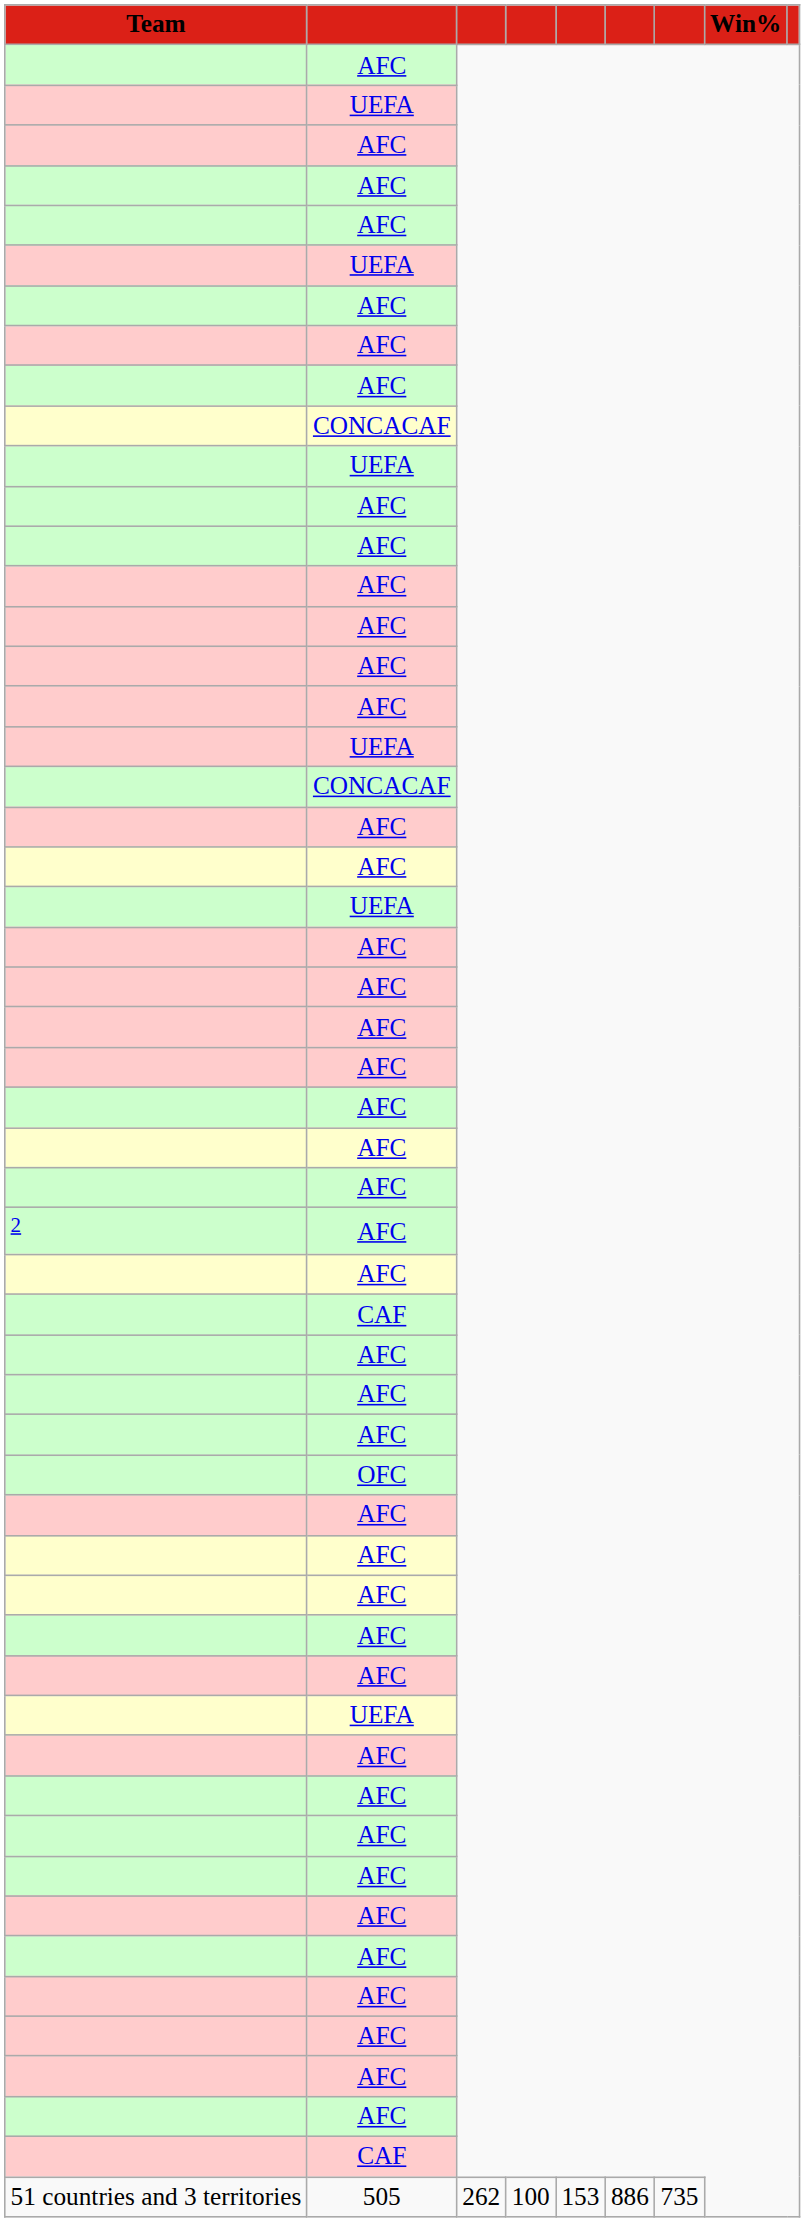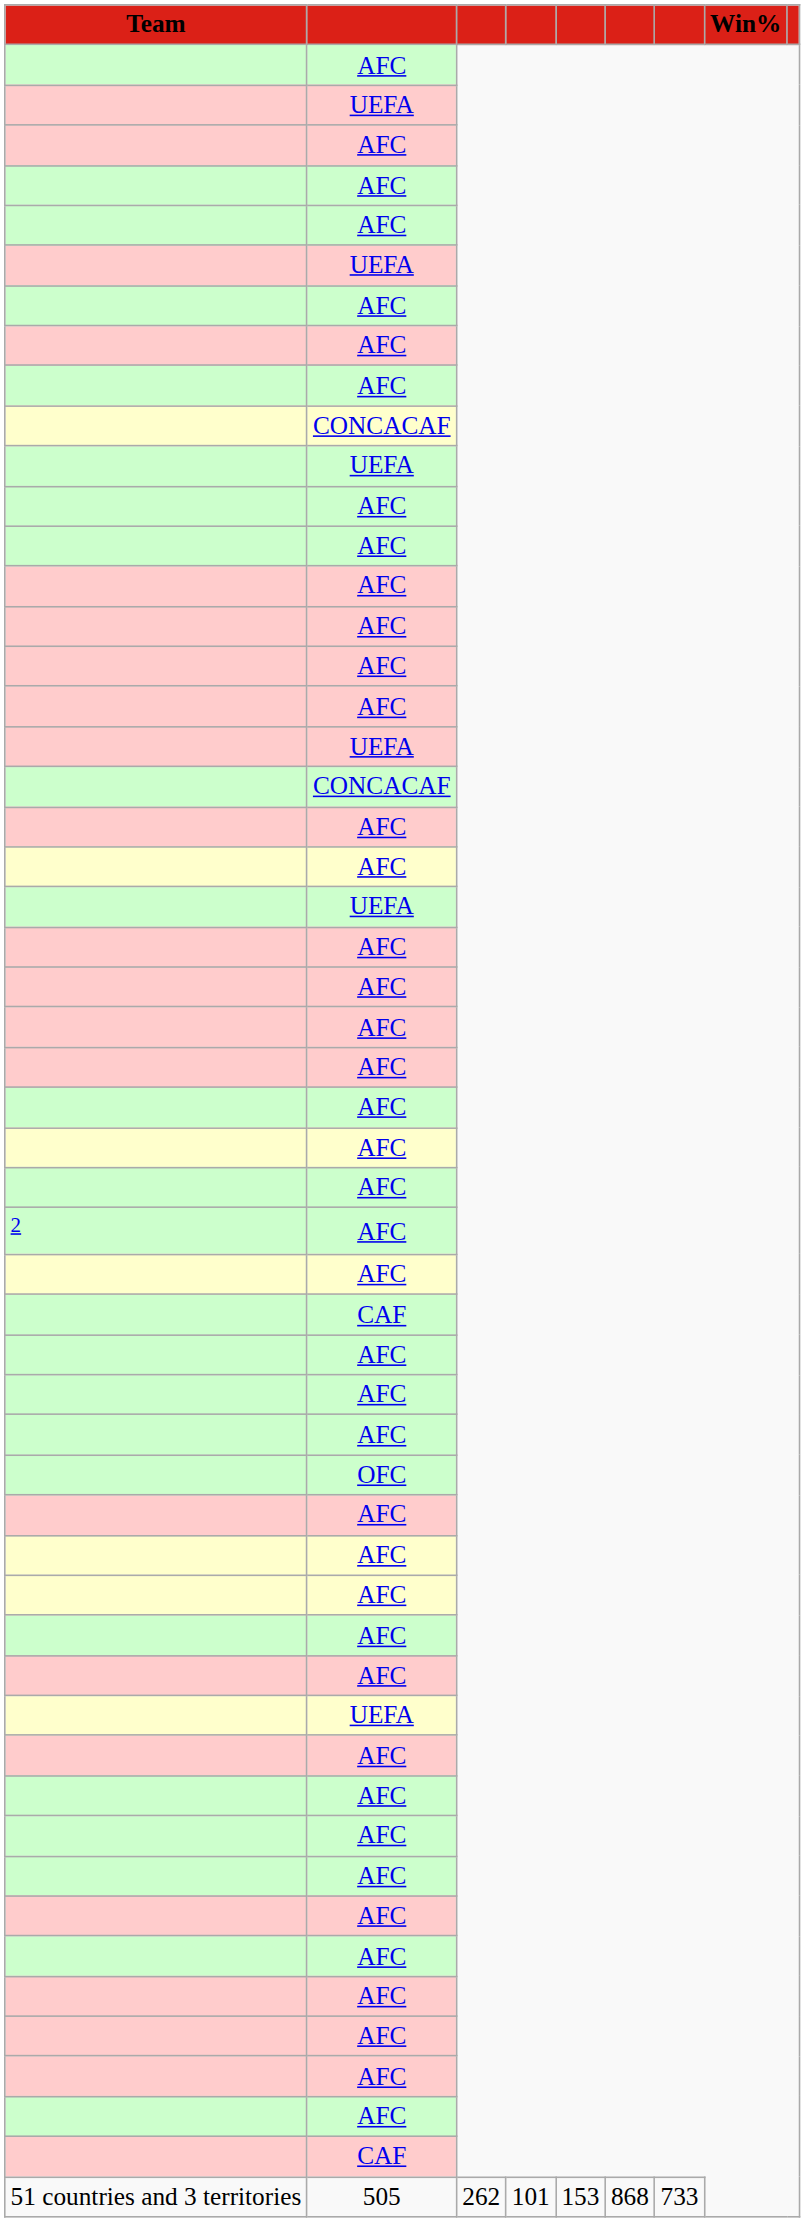(531, 2196) 100 -> (531, 2196) 101
(630, 2196) 886 -> (630, 2196) 868
(679, 2196) 735 -> (679, 2196) 733
